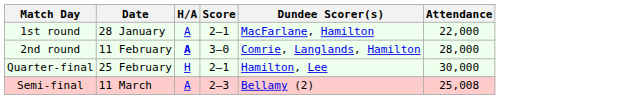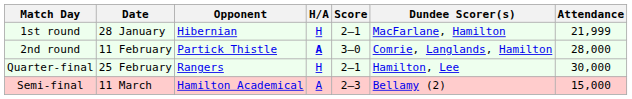+ column: (240, 13)
(187, 31) A -> (319, 31) H
(459, 31) 22,000 -> (591, 31) 21,999
(459, 85) 25,008 -> (591, 85) 15,000
